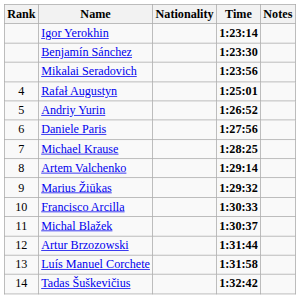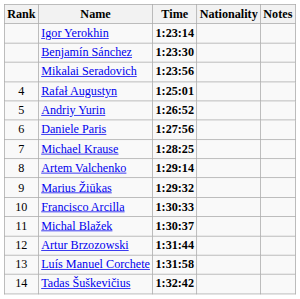columns swapped: (185, 14) <-> (238, 14)
